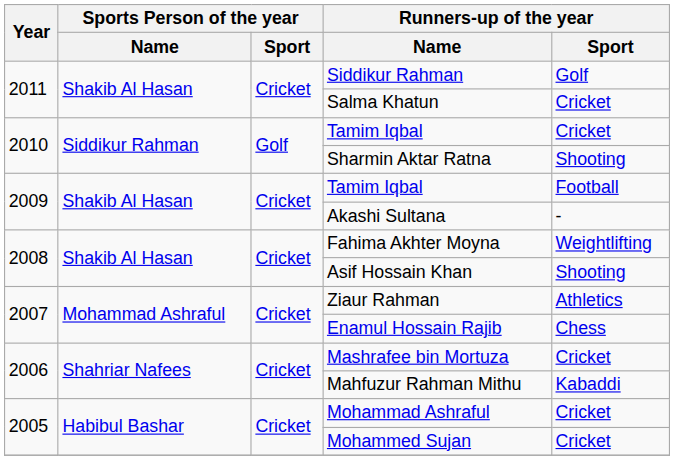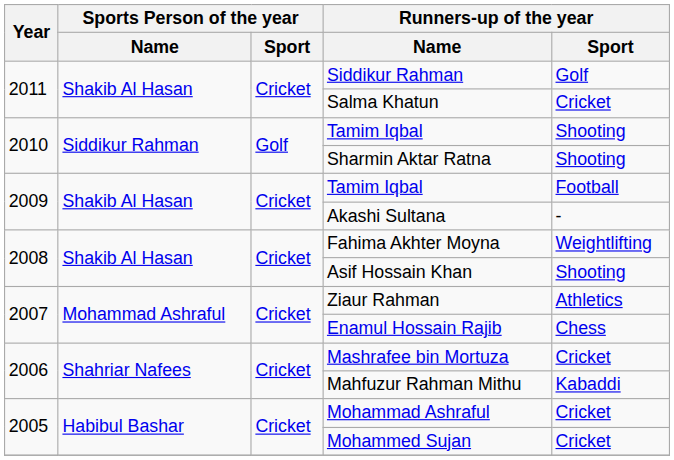(583, 131) Cricket -> (591, 131) Shooting
